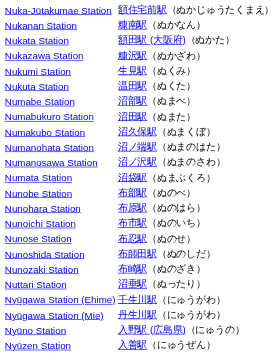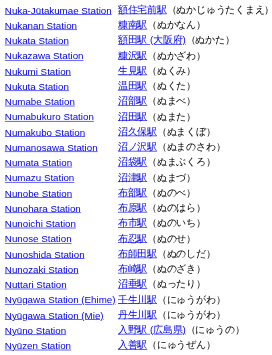- row: (49, 147)
+ row: (40, 178)
